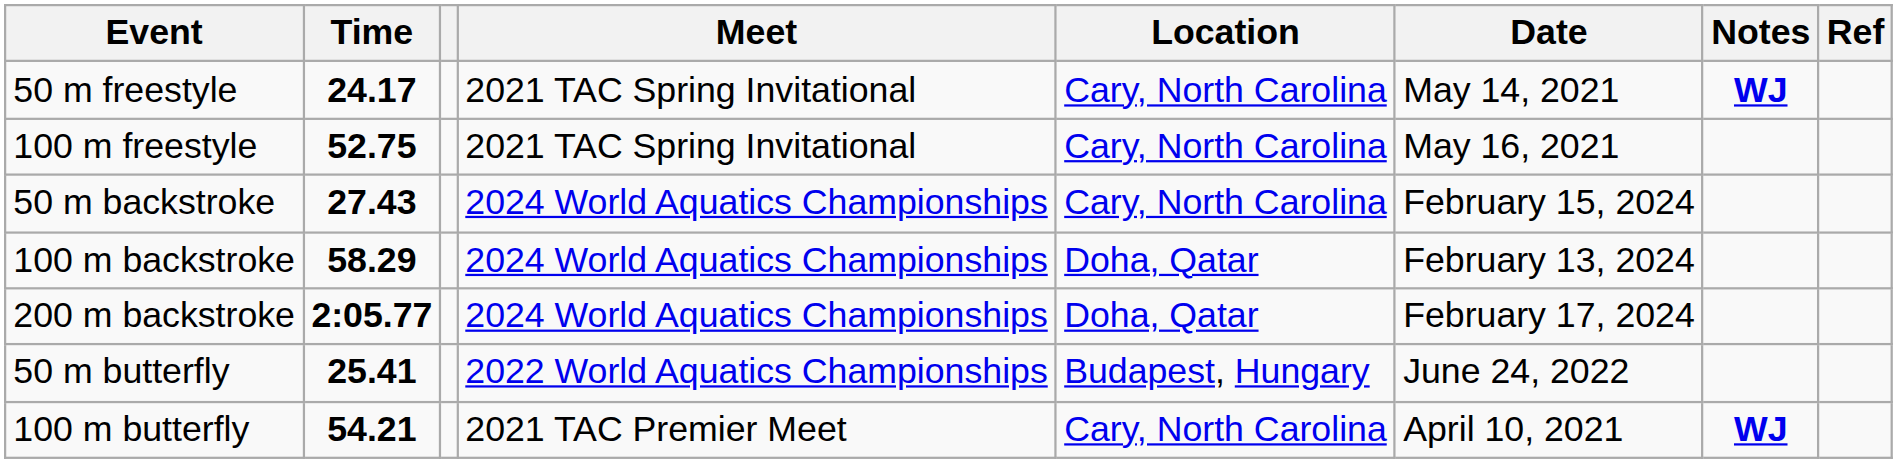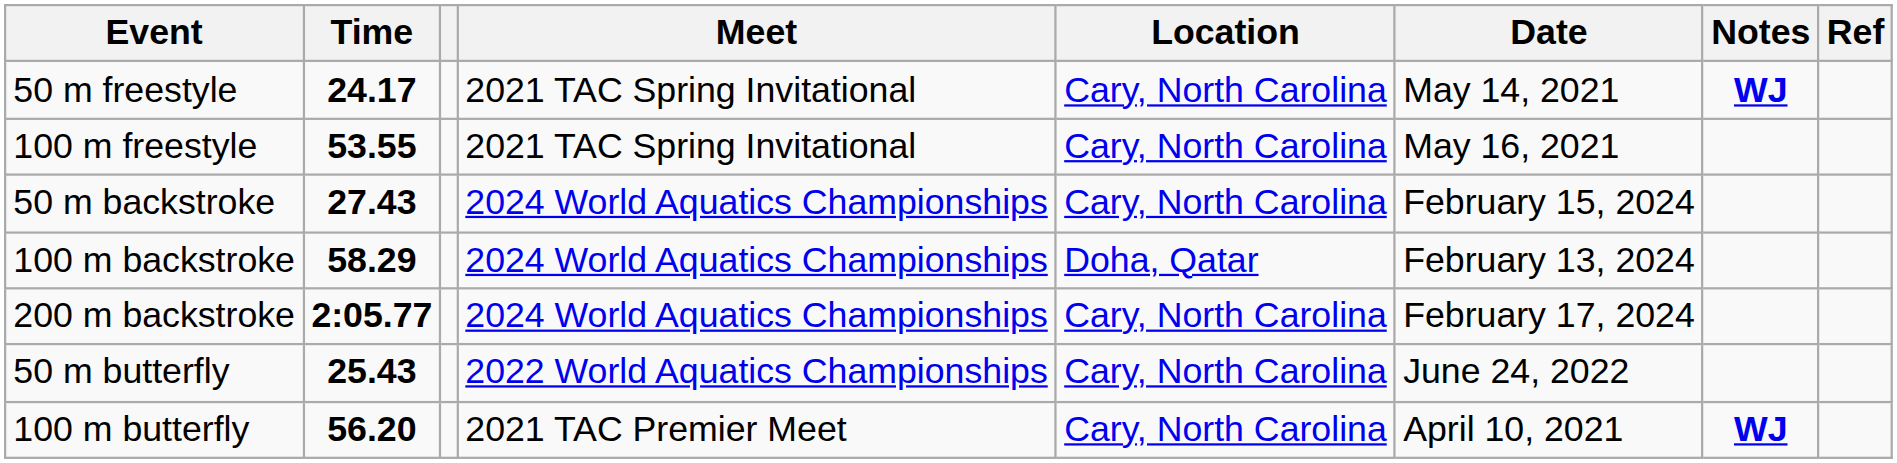(372, 145) 52.75 -> (372, 145) 53.55
(1161, 315) Doha, Qatar -> (1225, 315) Cary, North Carolina
(372, 372) 25.41 -> (372, 372) 25.43
(1217, 372) Budapest, Hungary -> (1225, 372) Cary, North Carolina
(372, 428) 54.21 -> (372, 428) 56.20
